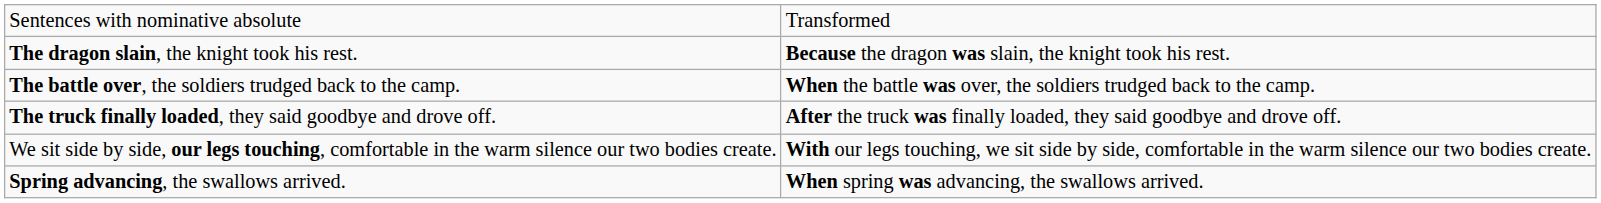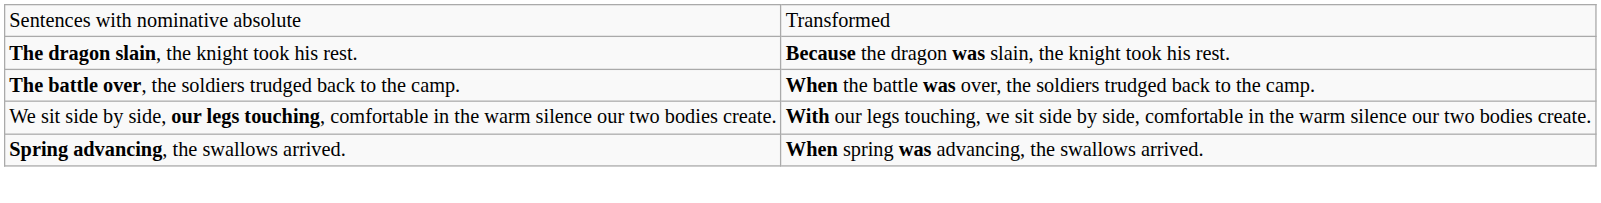- row: (253, 117)
